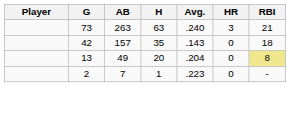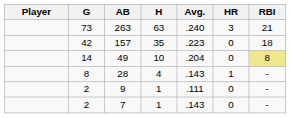(195, 43) .143 -> (195, 43) .223
(87, 58) 13 -> (87, 58) 14
(159, 58) 20 -> (159, 58) 10
+ row: (123, 74)
+ row: (123, 89)
(195, 74) .223 -> (195, 105) .143
